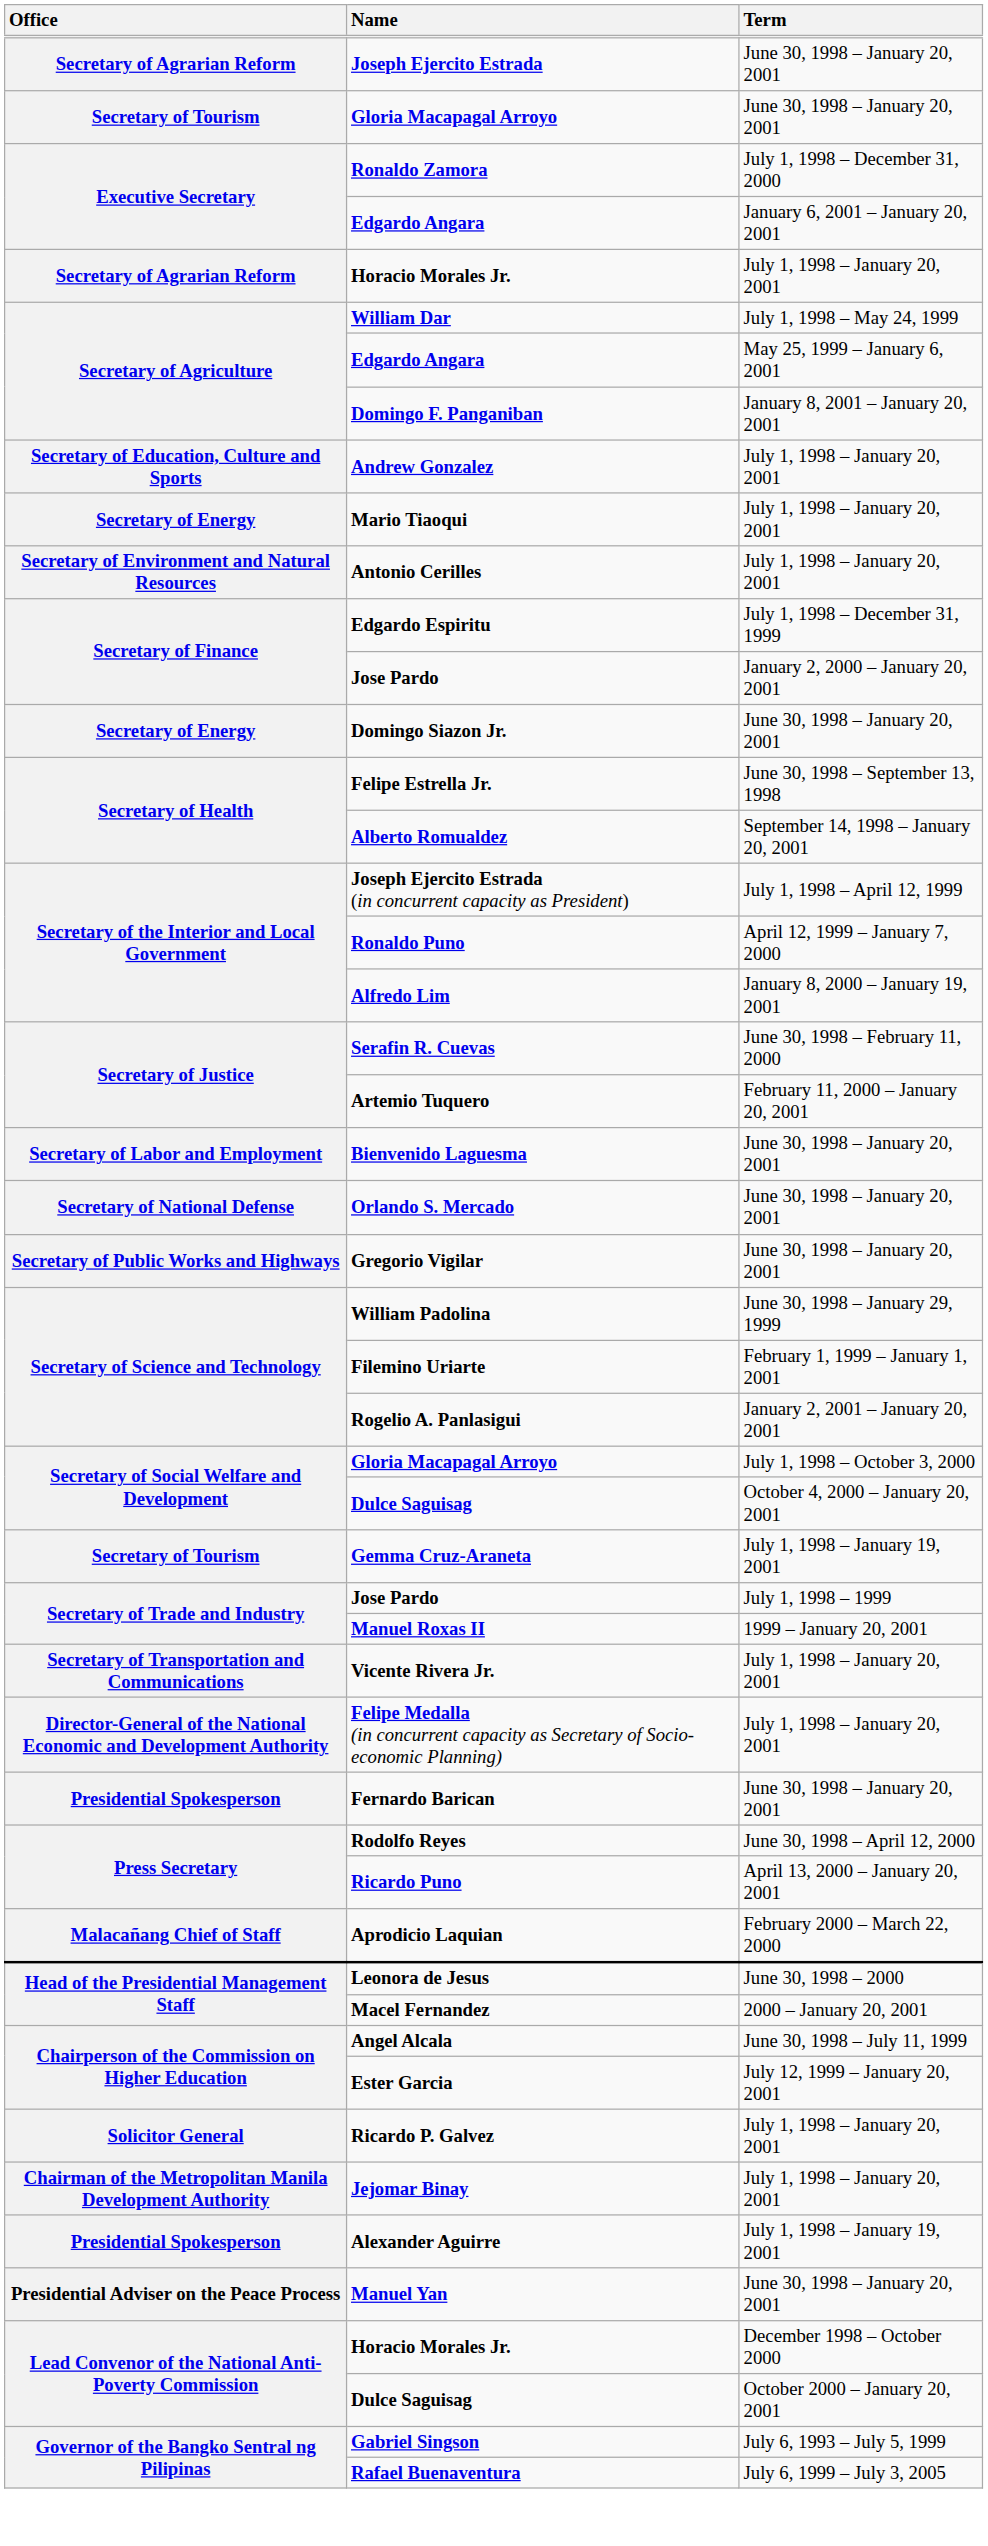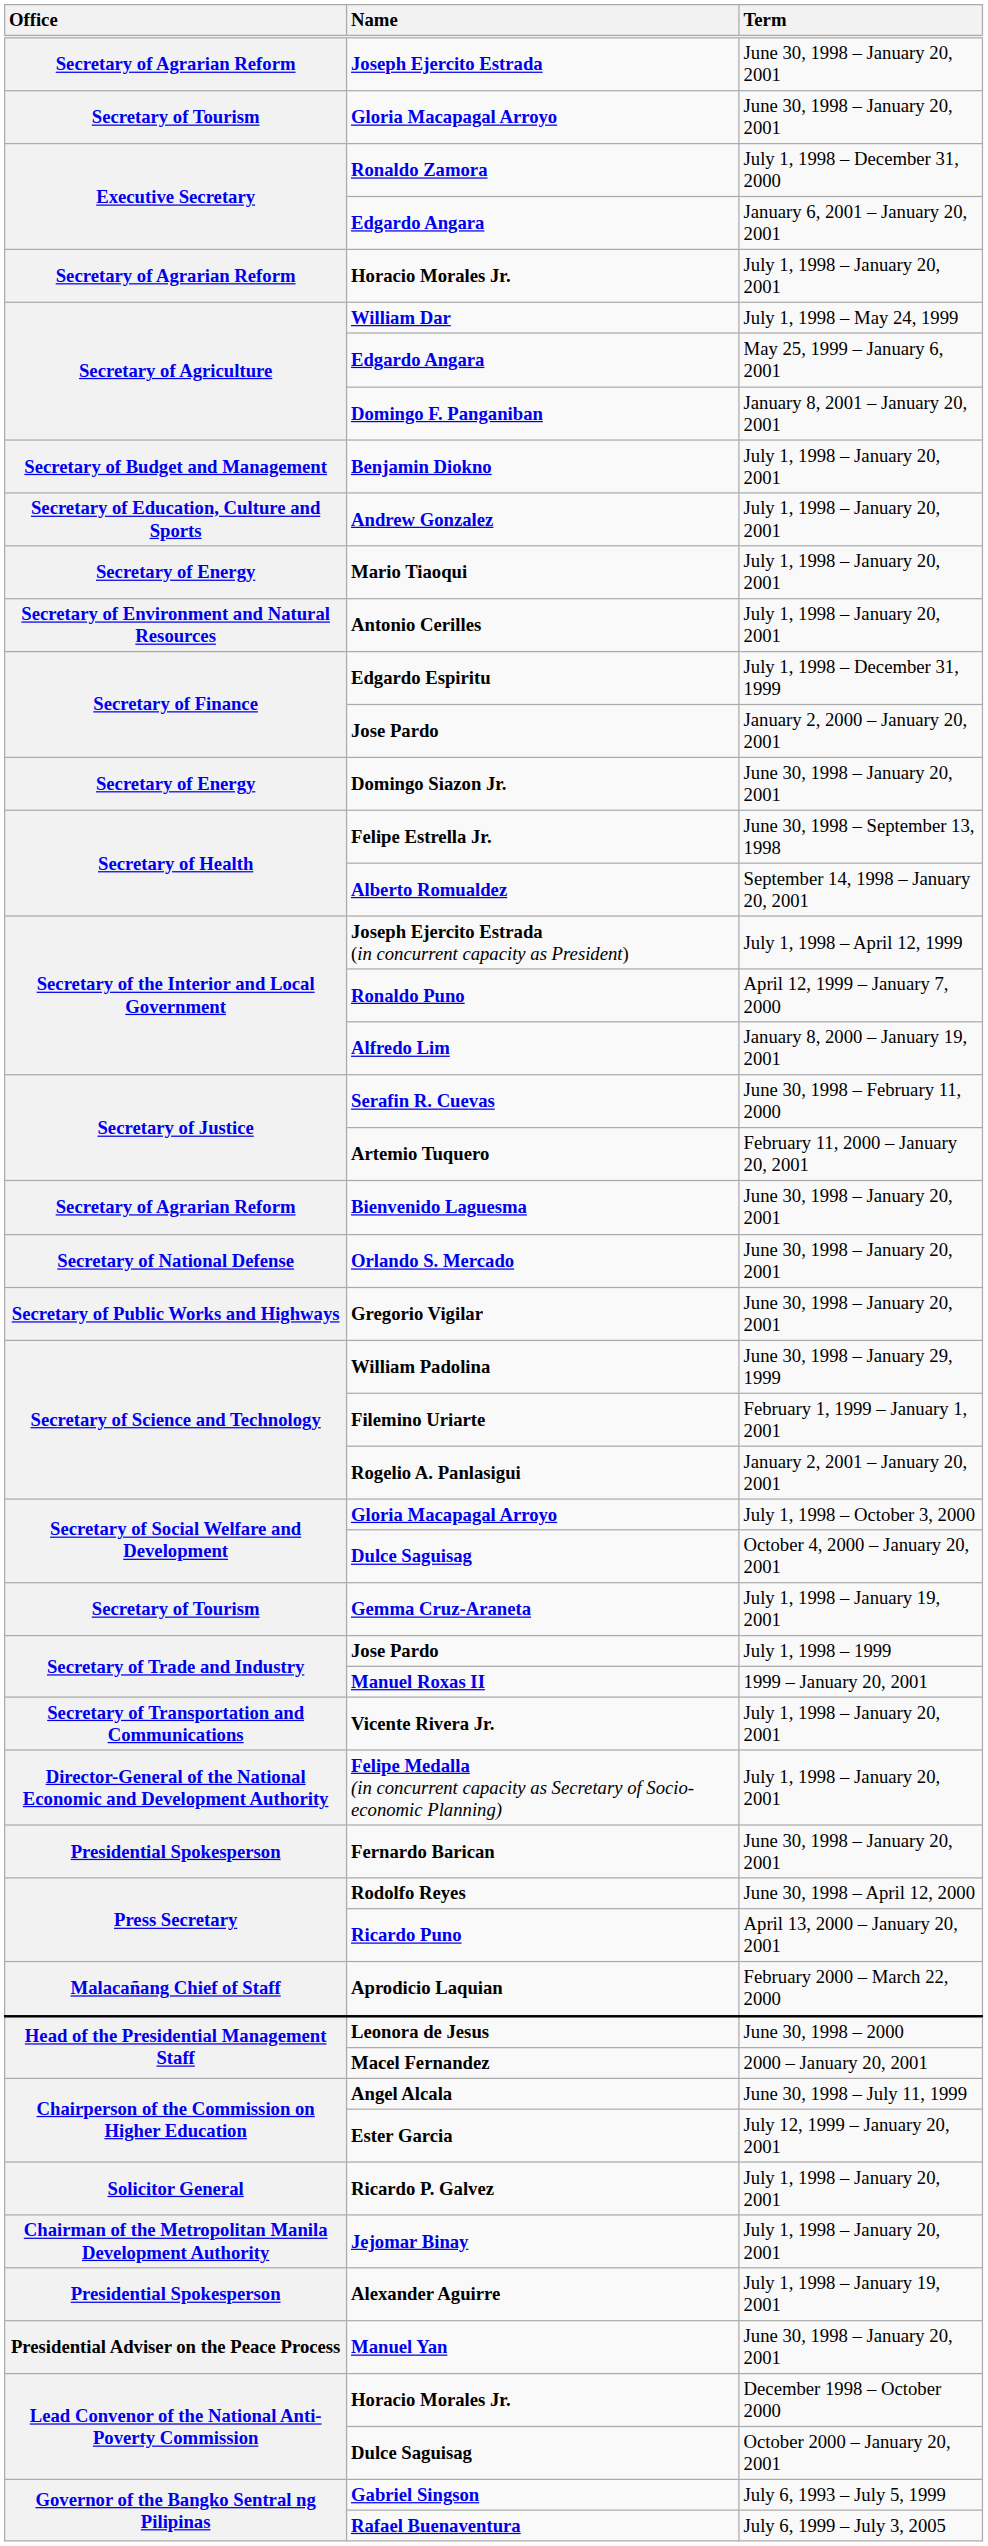+ row: (421, 466)
(176, 1154) Secretary of Labor and Employment -> (176, 1207) Secretary of Agrarian Reform
